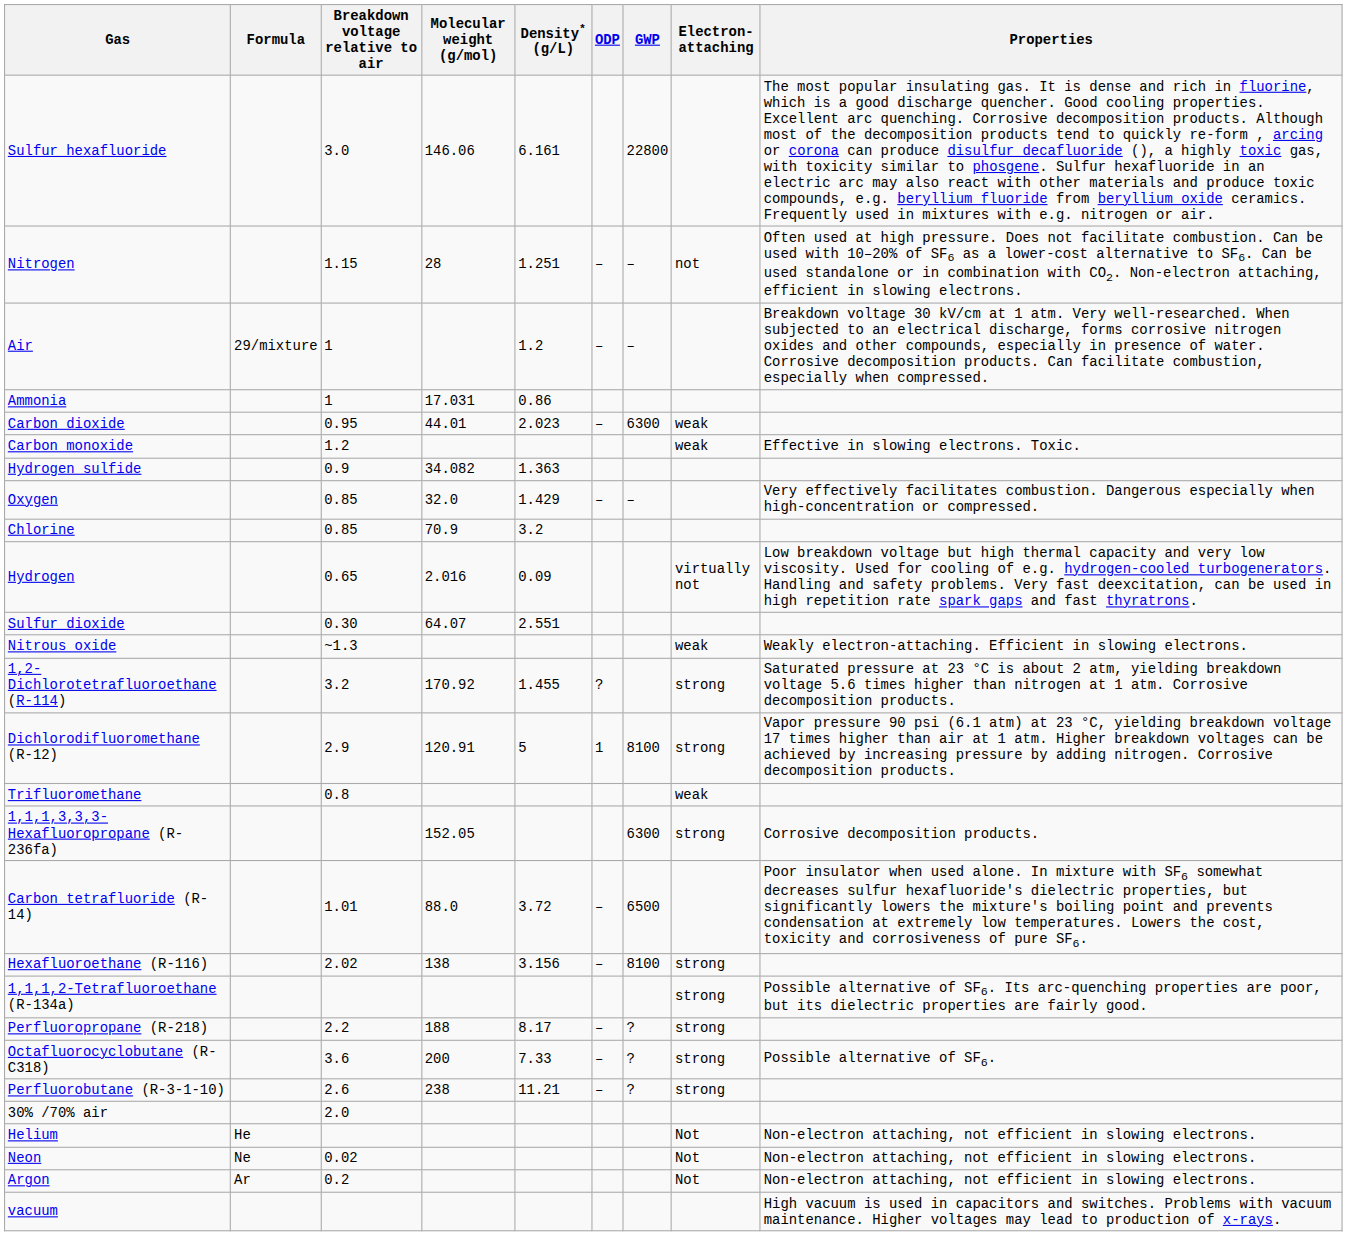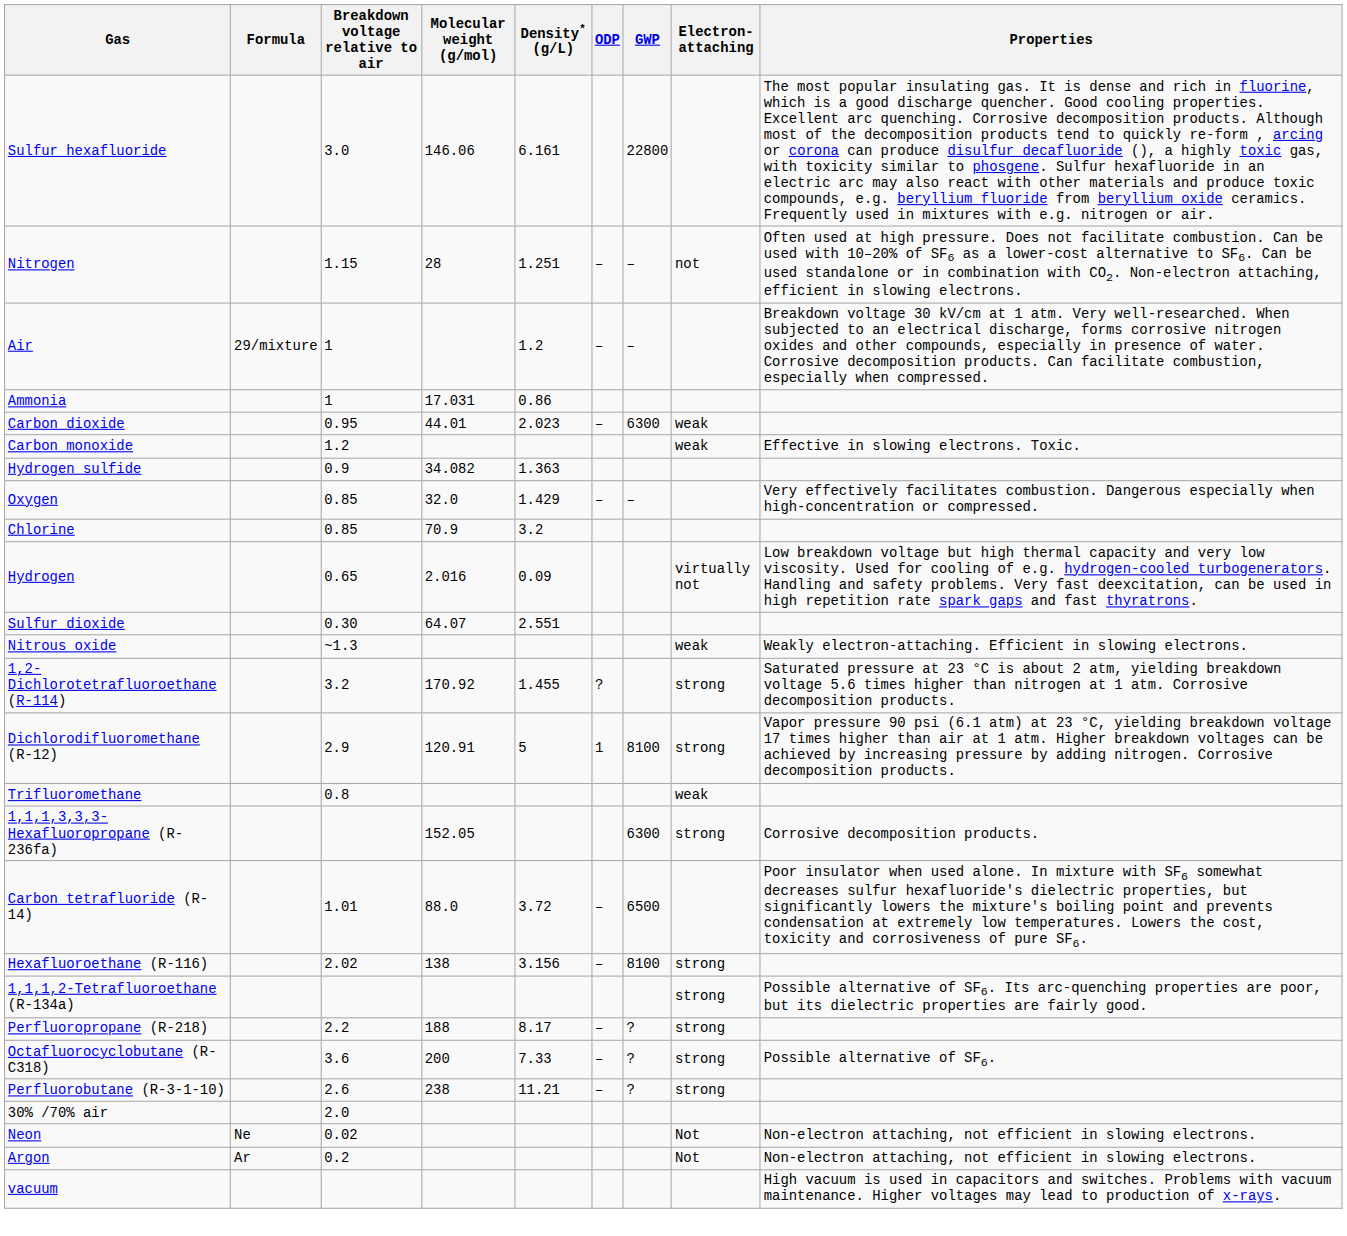- row: (33, 1136)
